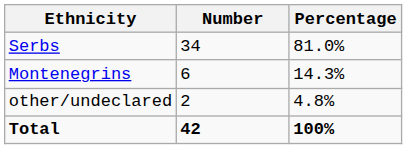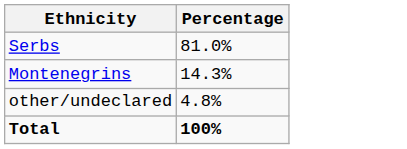- column: (233, 19)
